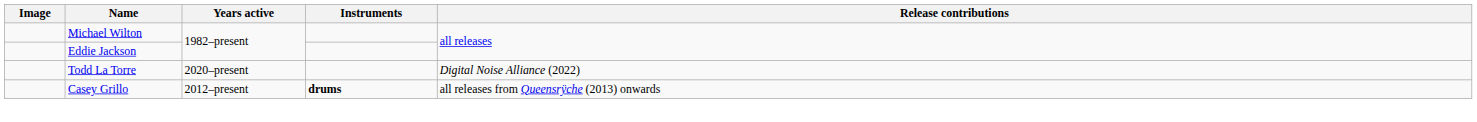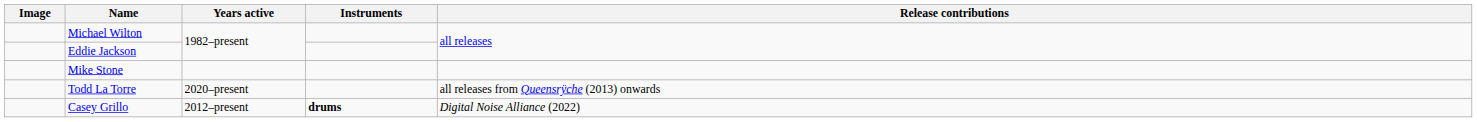+ row: (96, 70)
(510, 70) Digital Noise Alliance (2022) -> (550, 88) all releases from Queensrÿche (2013) onwards
(550, 88) all releases from Queensrÿche (2013) onwards -> (510, 107) Digital Noise Alliance (2022)
